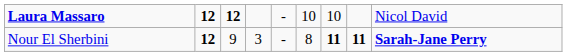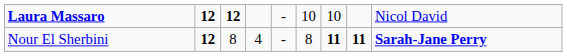(233, 39) 9 -> (233, 39) 8
(258, 39) 3 -> (258, 39) 4
